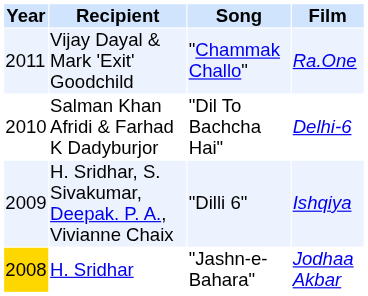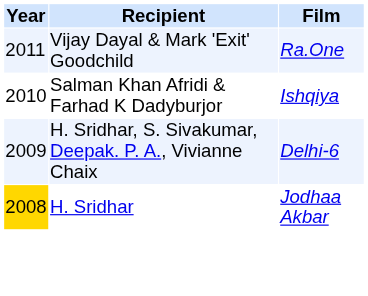- column: (239, 15)
(322, 127) Delhi-6 -> (310, 95) Ishqiya
(322, 203) Ishqiya -> (310, 151) Delhi-6
